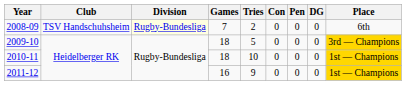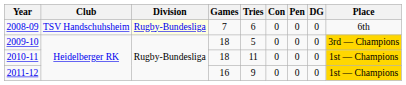(253, 27) 2 -> (253, 27) 6
(253, 57) 10 -> (253, 57) 11
